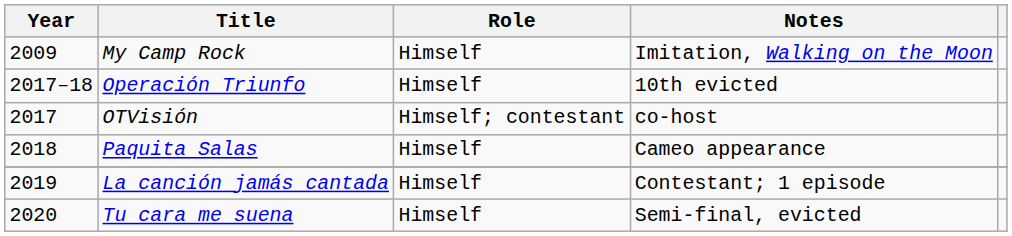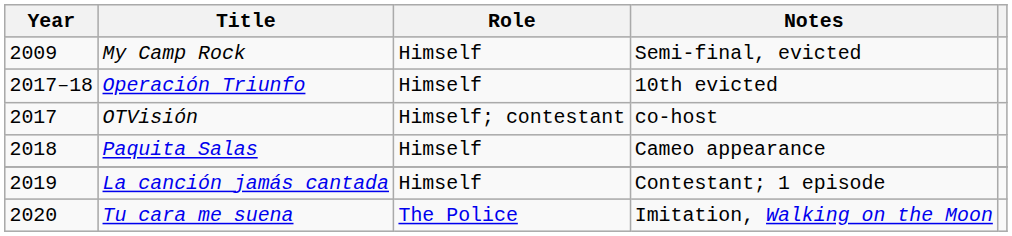(814, 53) Imitation, Walking on the Moon -> (748, 53) Semi-final, evicted
(440, 215) Himself -> (458, 215) The Police
(748, 215) Semi-final, evicted -> (814, 215) Imitation, Walking on the Moon
